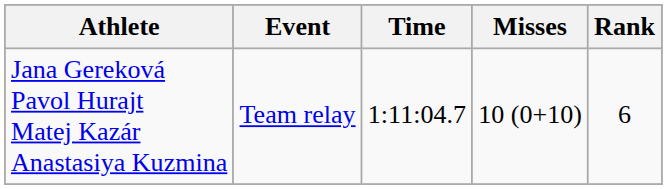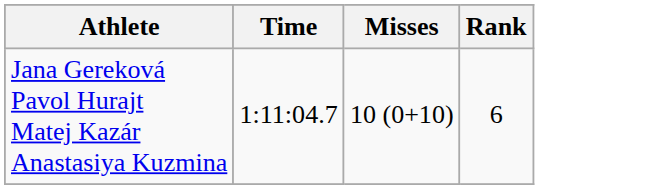- column: (298, 26)
